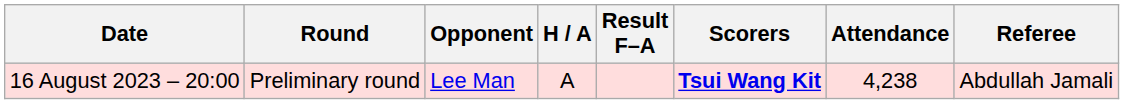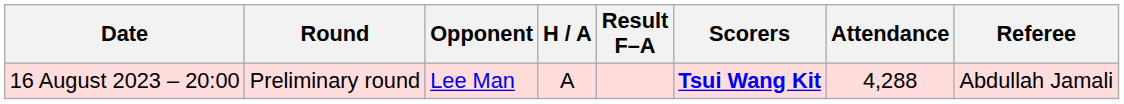(890, 80) 4,238 -> (890, 80) 4,288
